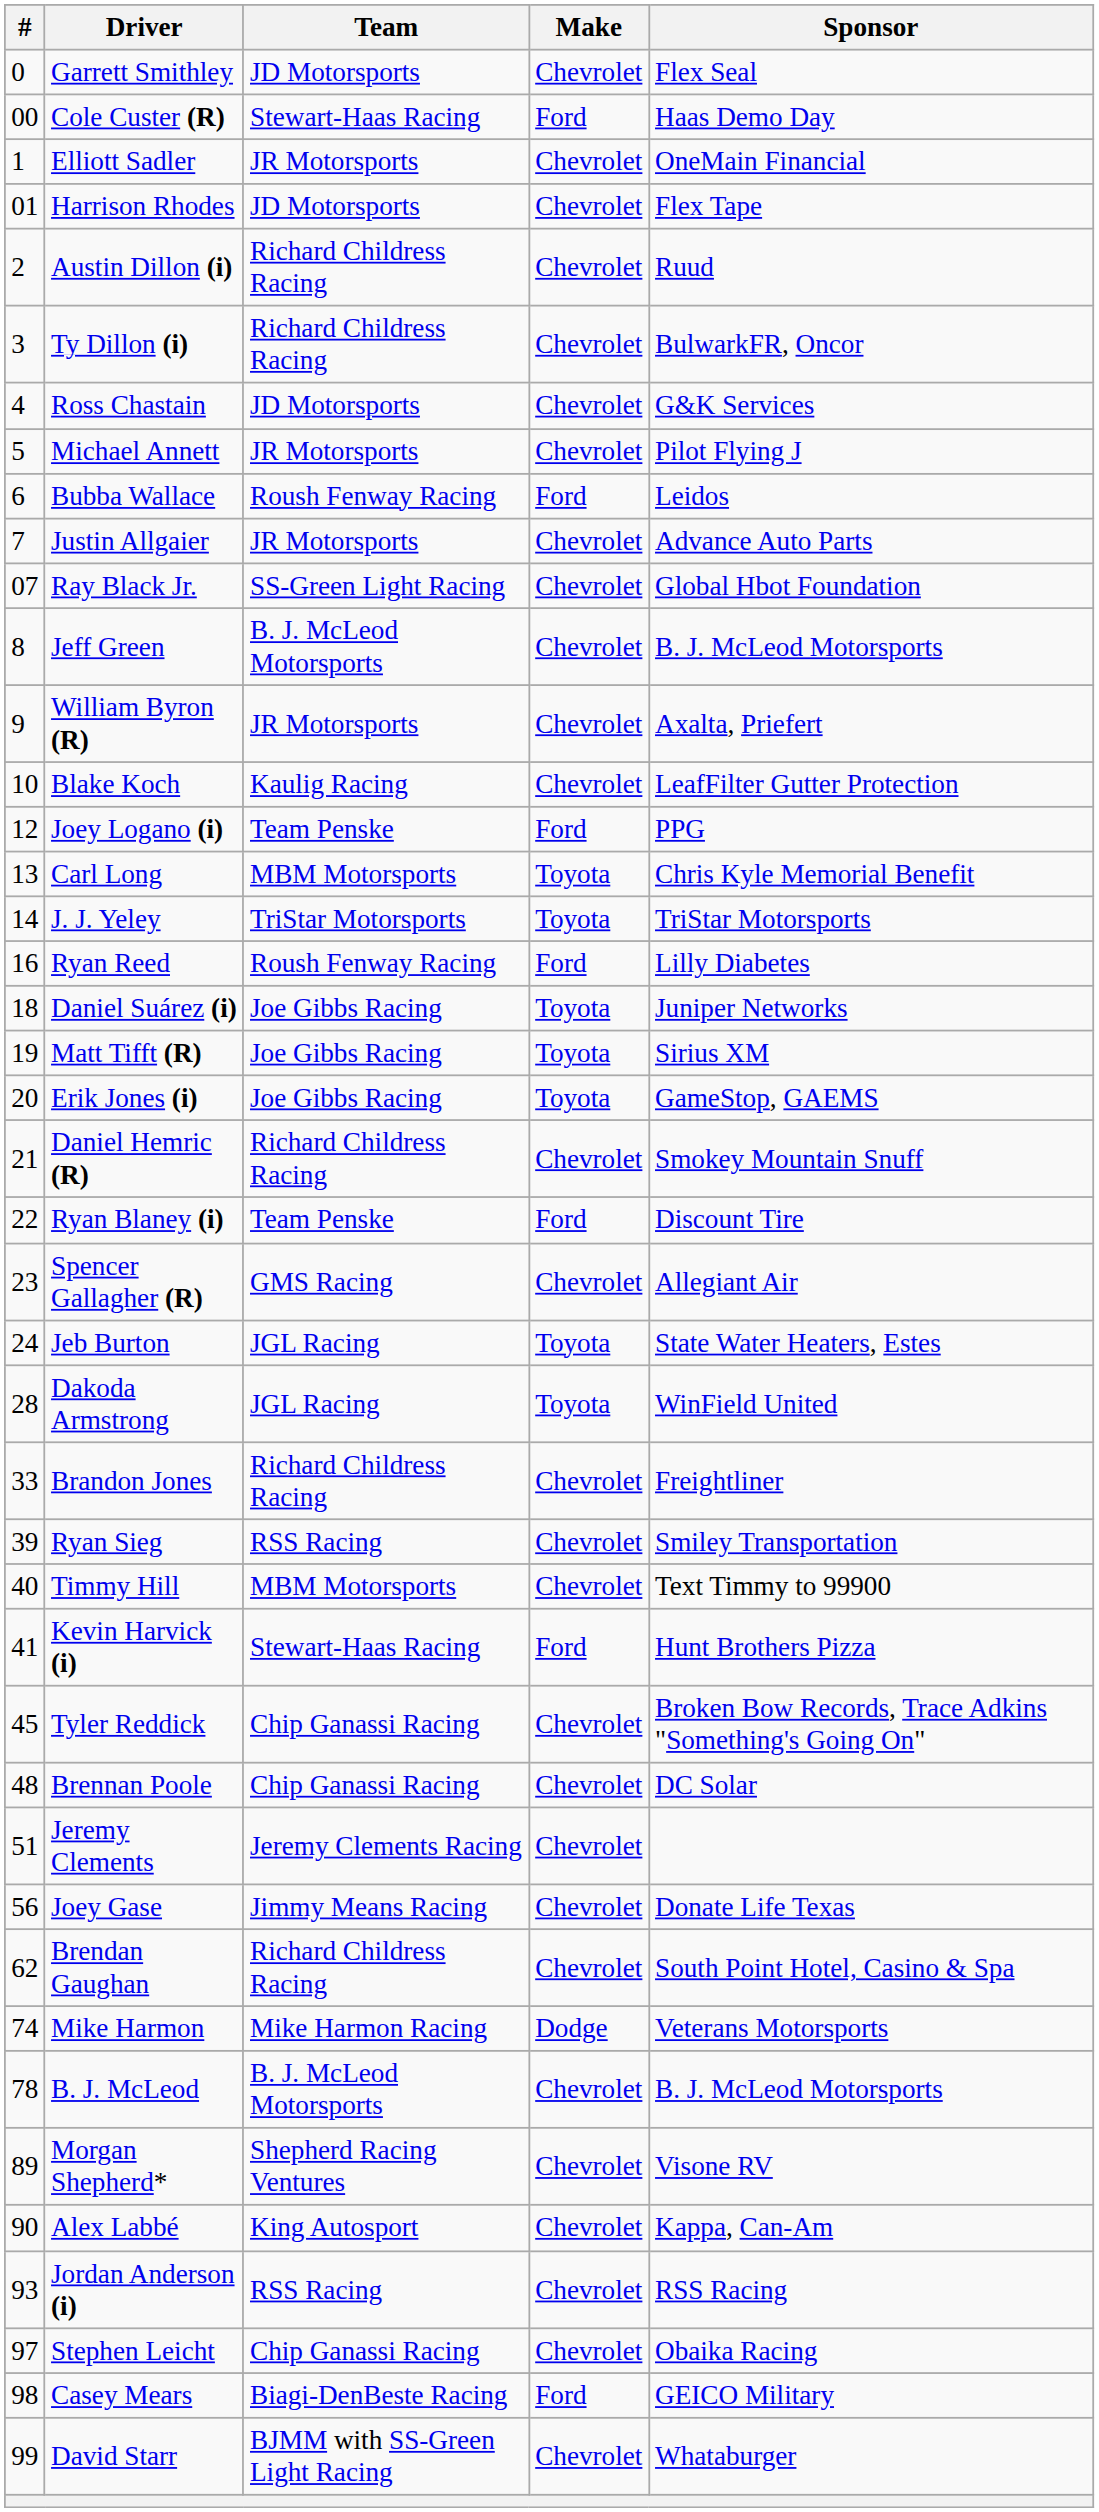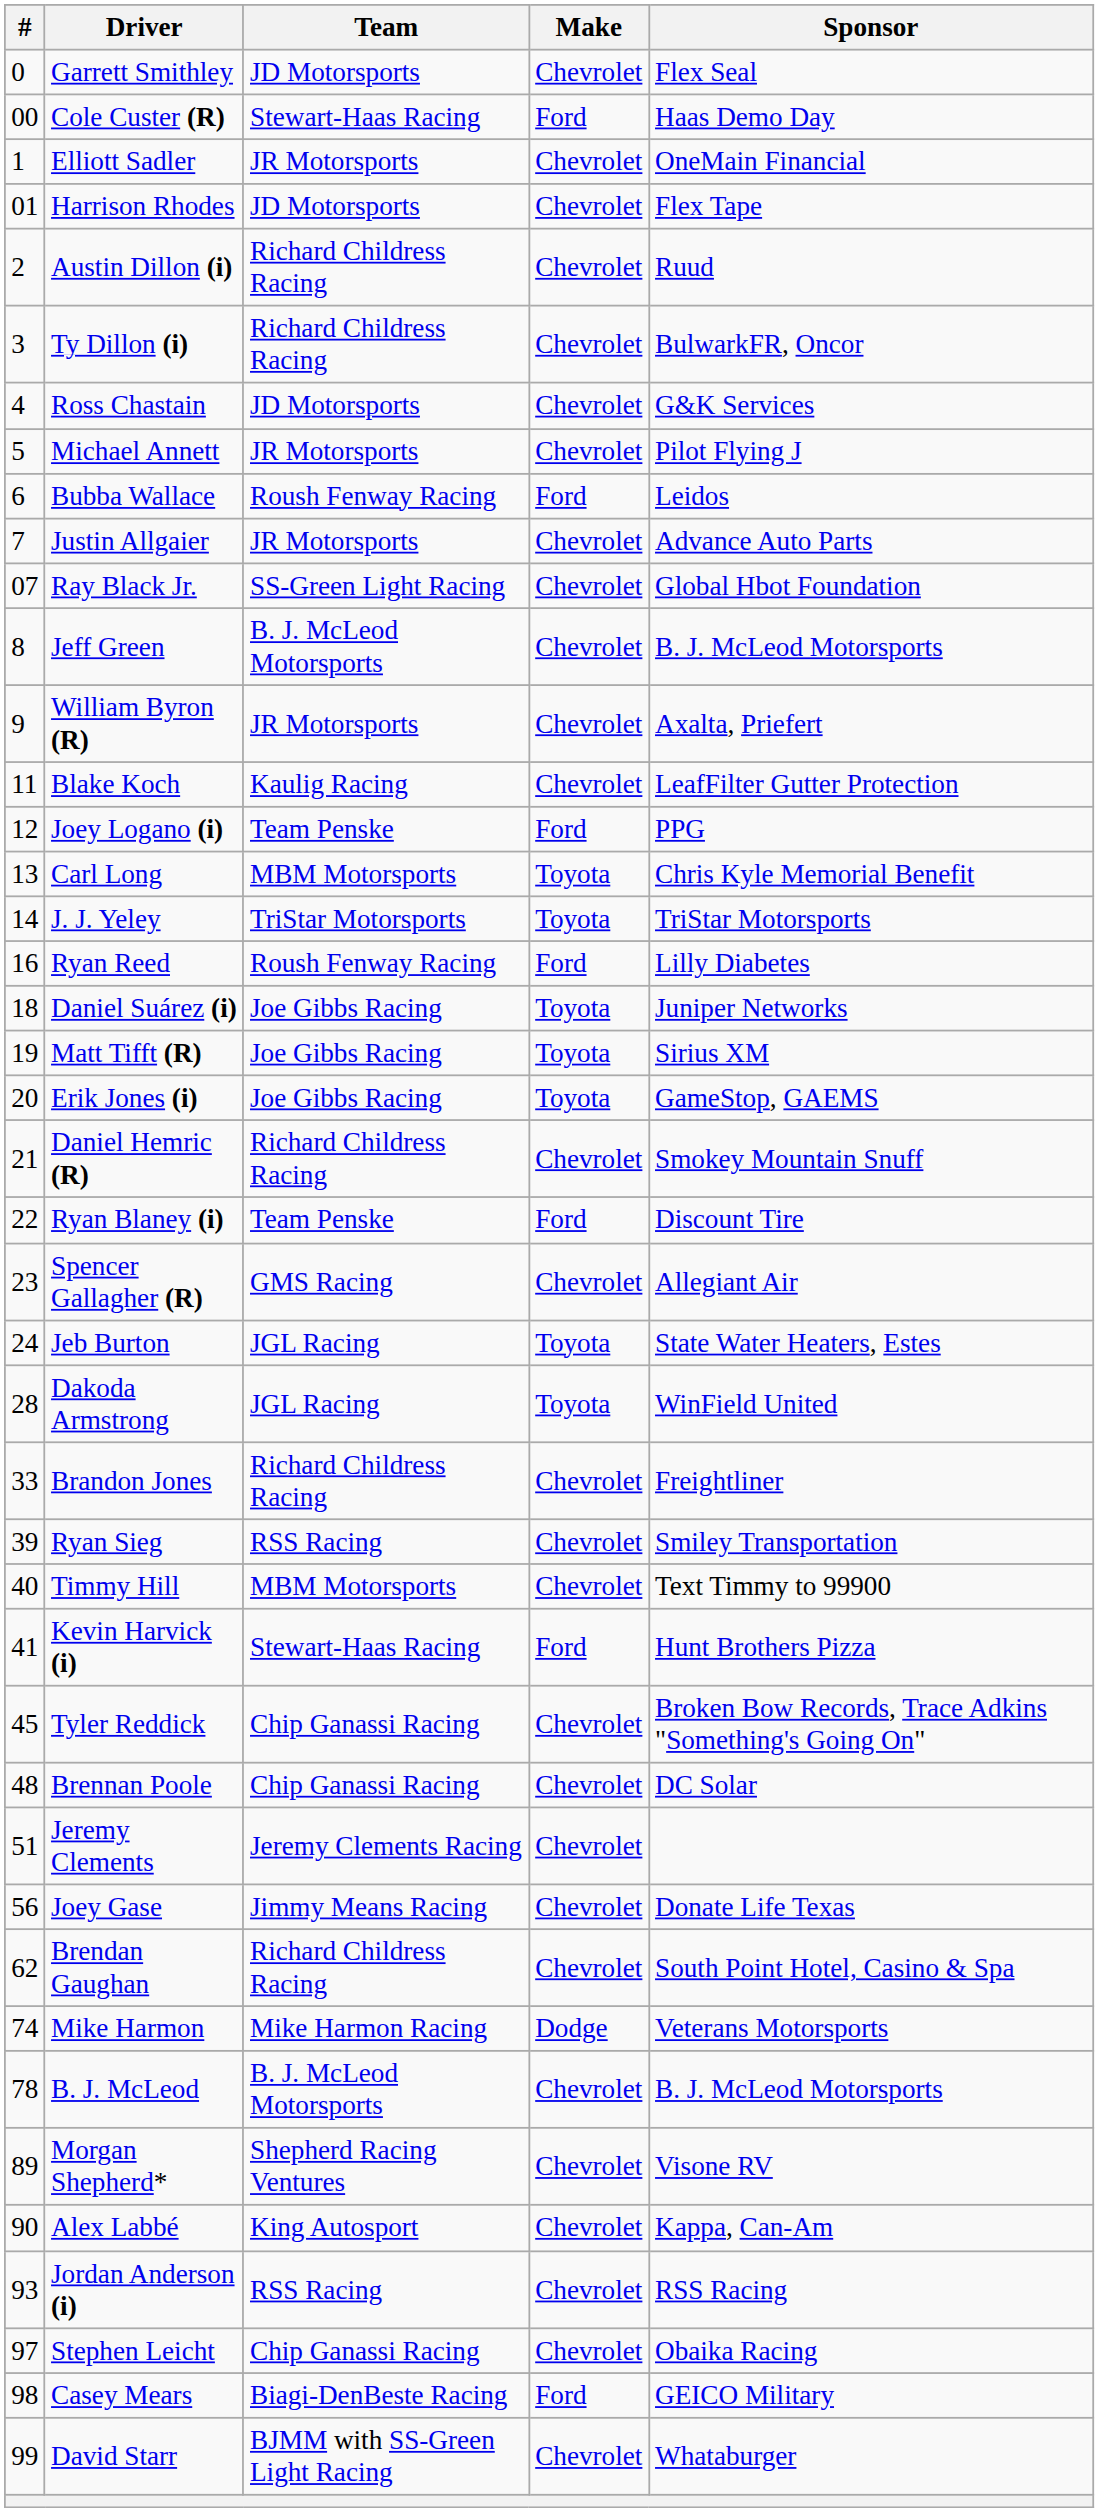(25, 784) 10 -> (24, 784) 11
